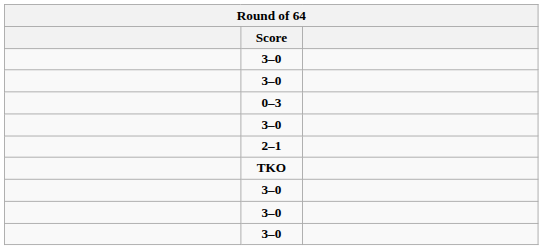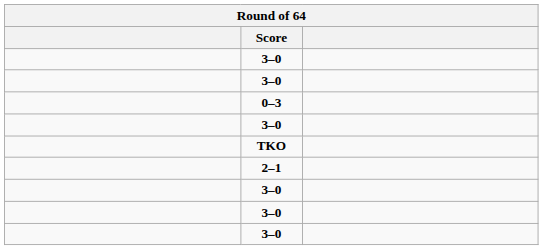rows swapped: (123, 147) <-> (123, 169)
